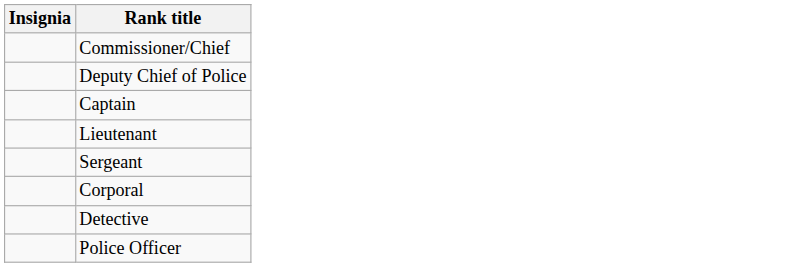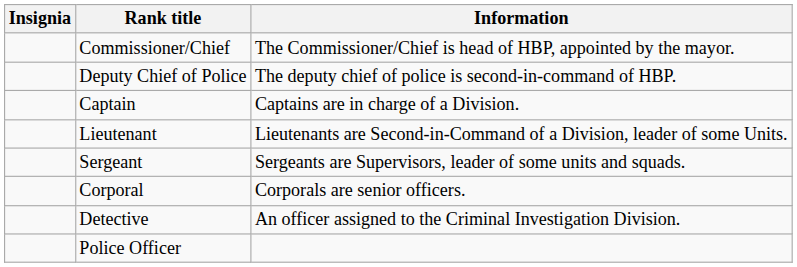+ column: (521, 18)
